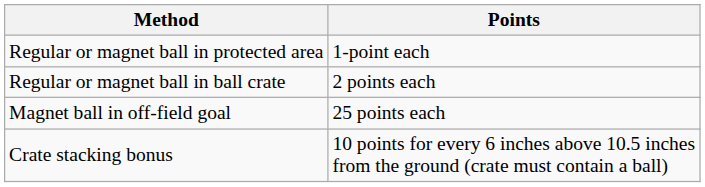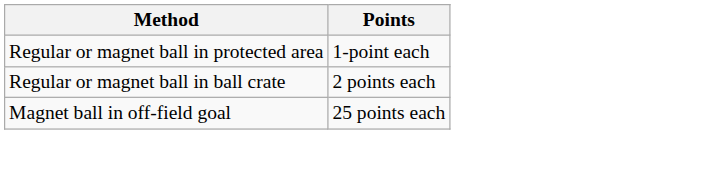- row: (91, 154)
